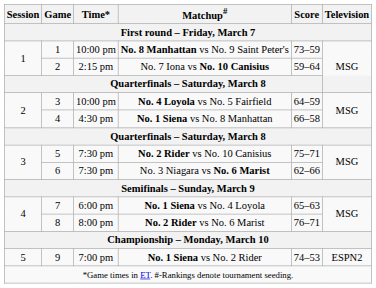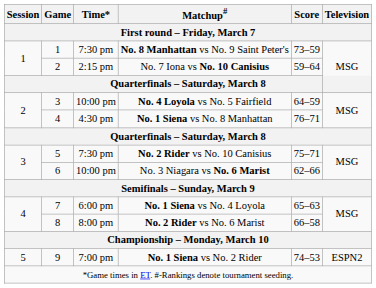(96, 50) 10:00 pm -> (96, 50) 7:30 pm
(307, 119) 66–58 -> (307, 119) 76–71
(96, 171) 7:30 pm -> (96, 171) 10:00 pm
(307, 222) 76–71 -> (307, 222) 66–58
